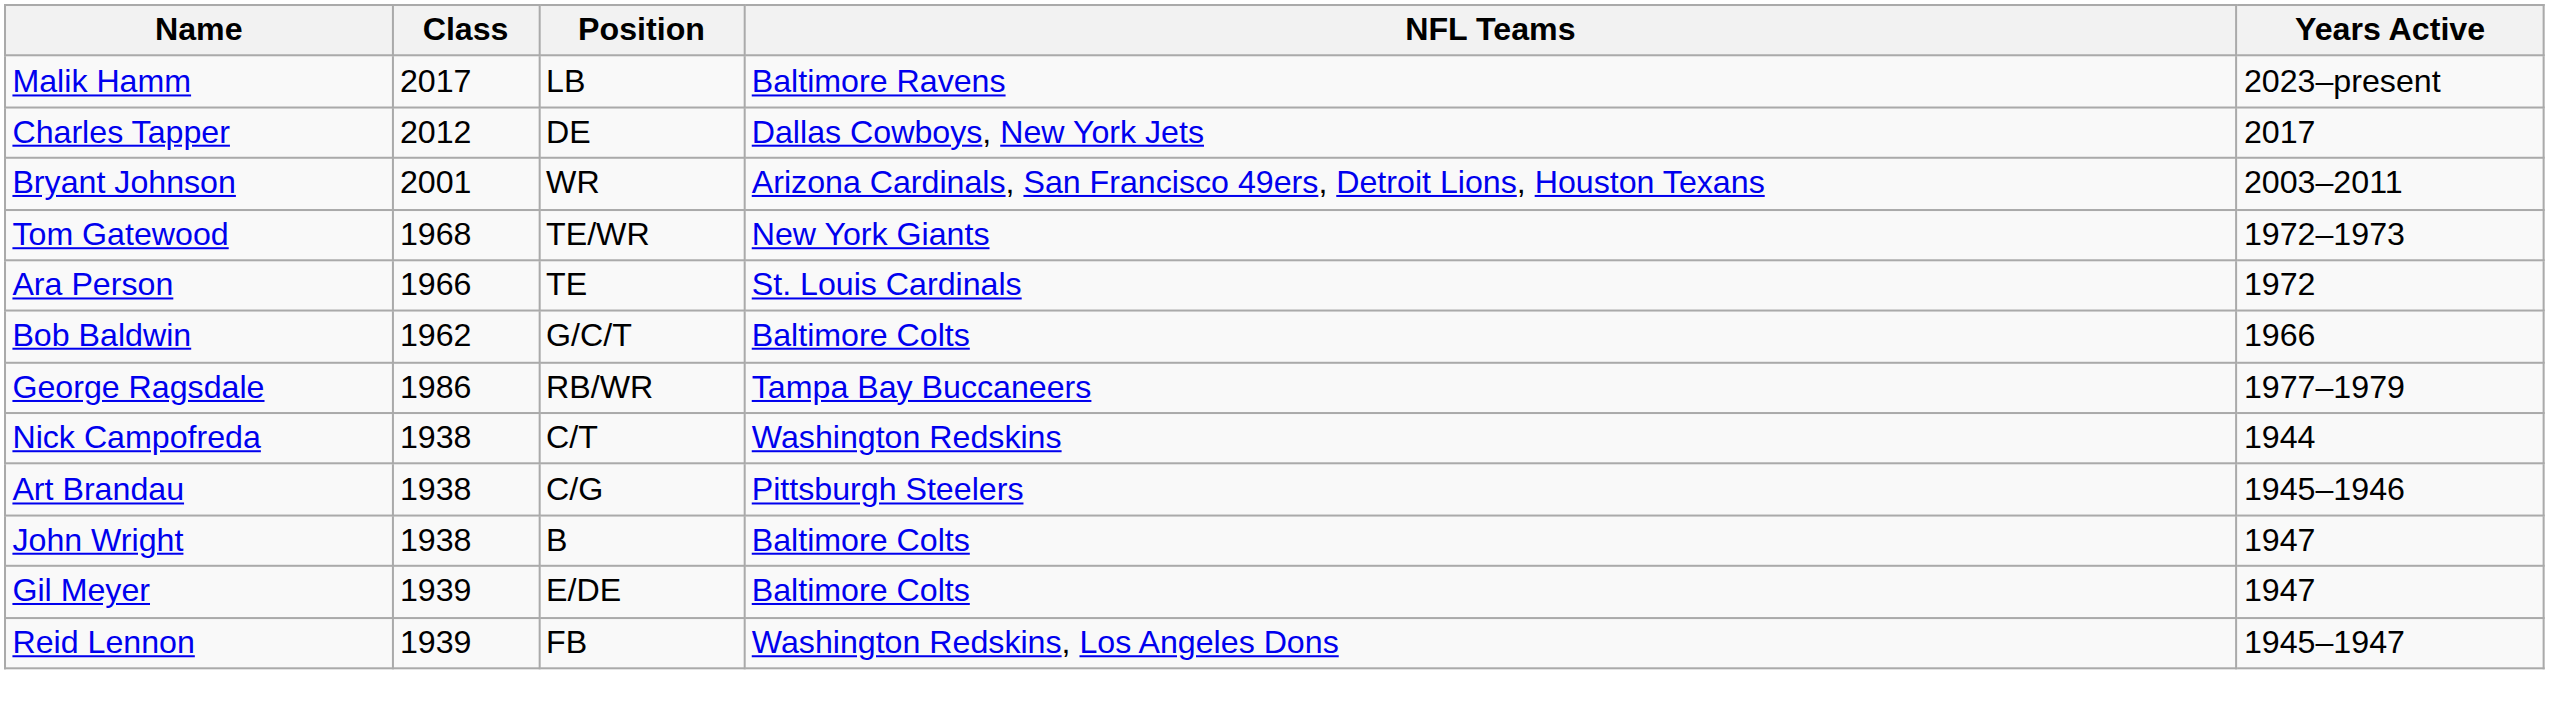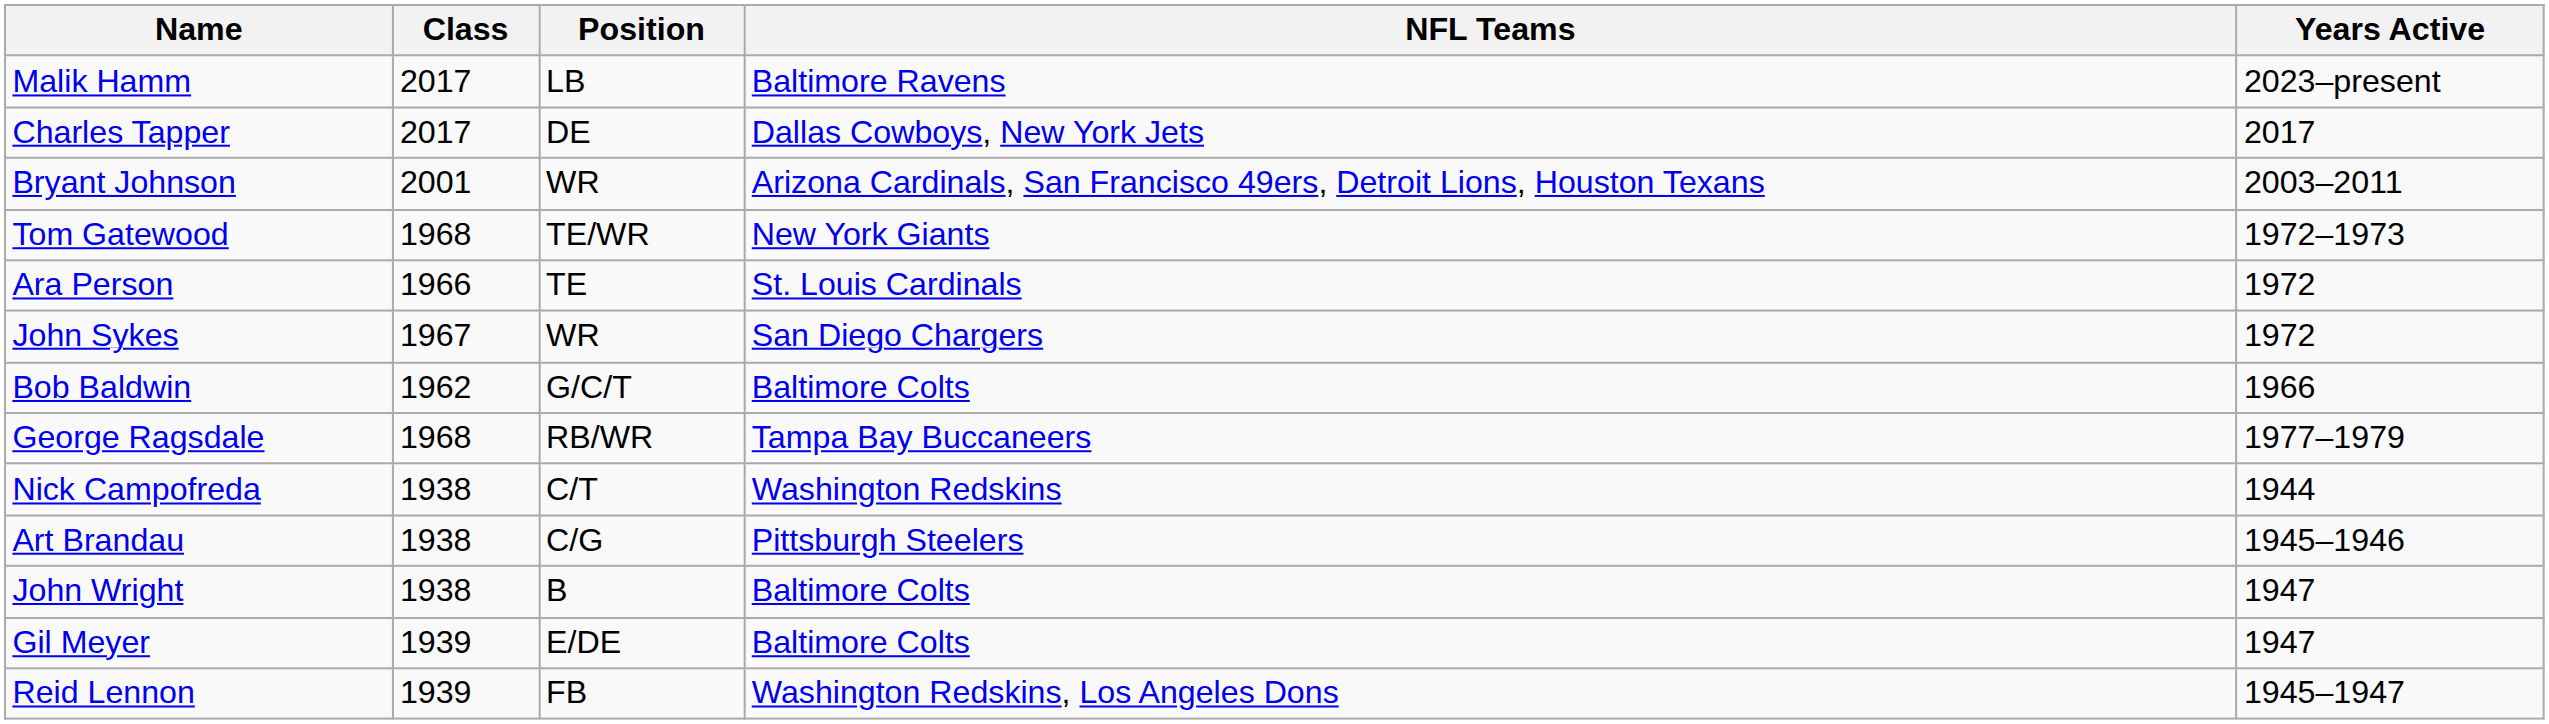(436, 132) 2012 -> (436, 132) 2017
+ row: (96, 336)
(436, 387) 1986 -> (436, 438) 1968
